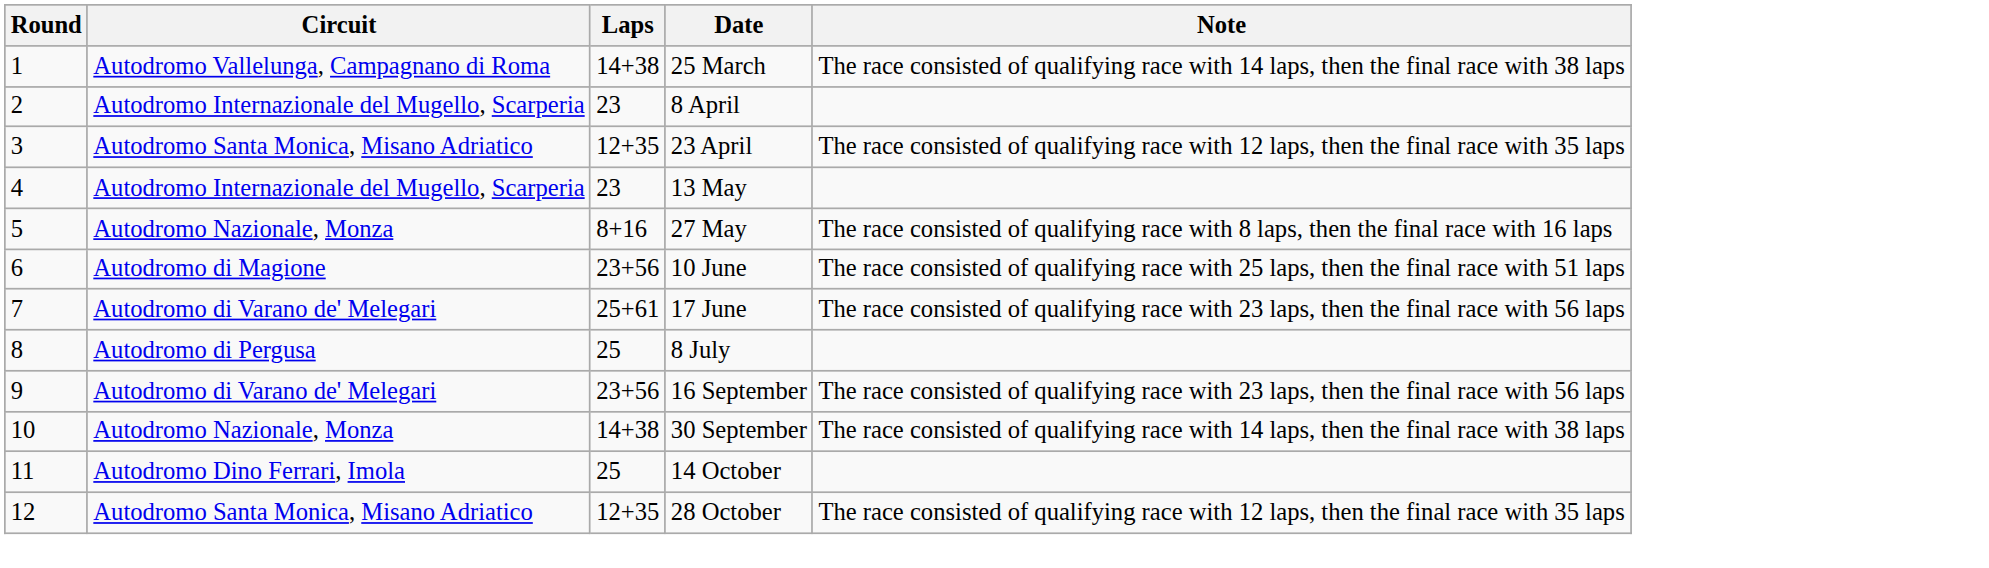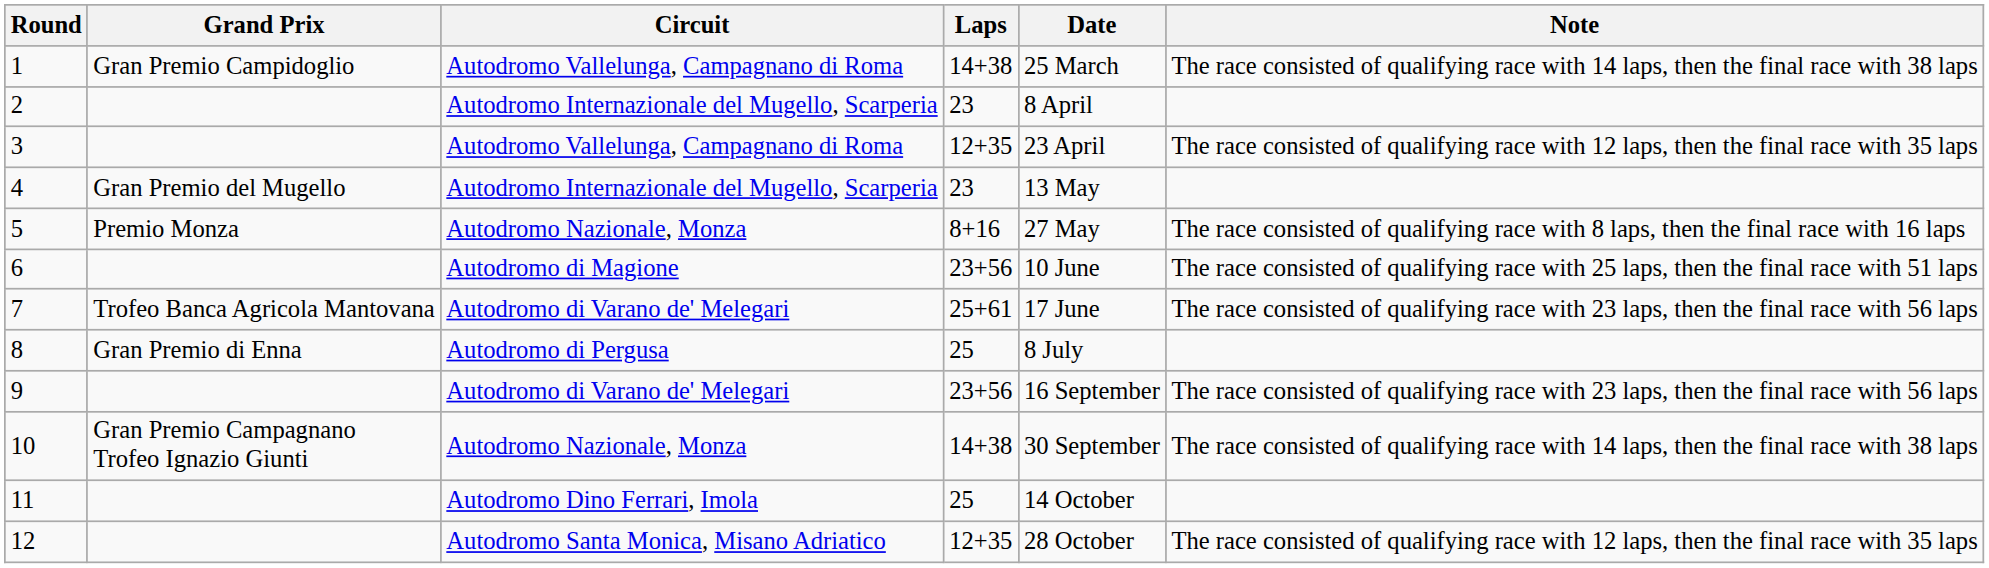+ column: (264, 25)
(313, 147) Autodromo Santa Monica, Misano Adriatico -> (675, 147) Autodromo Vallelunga, Campagnano di Roma
